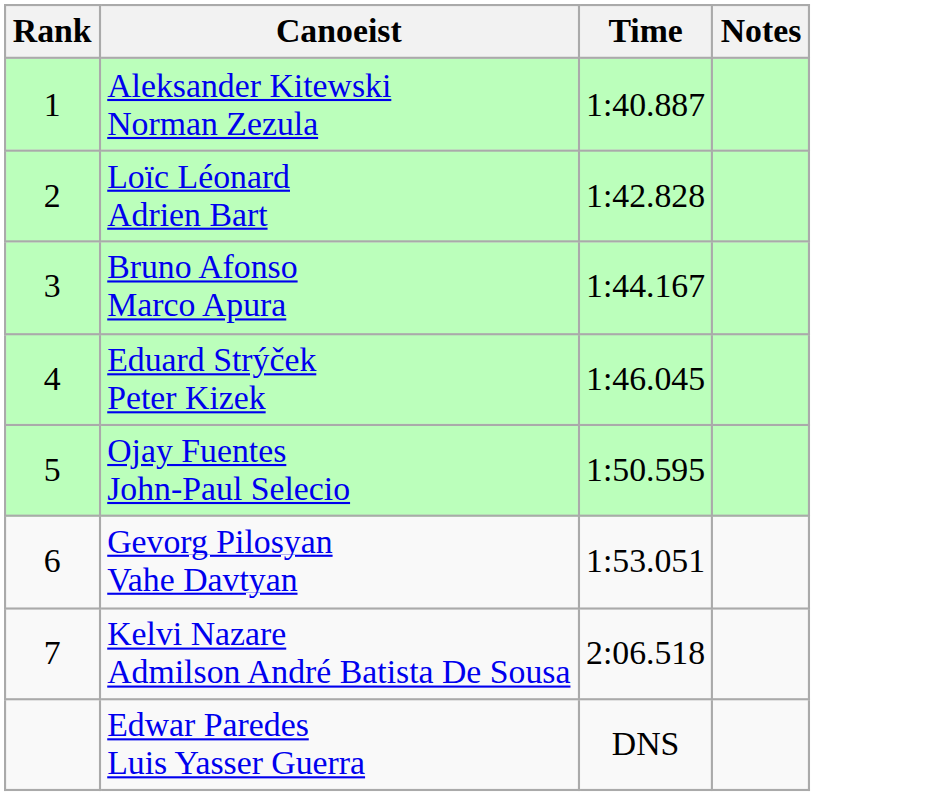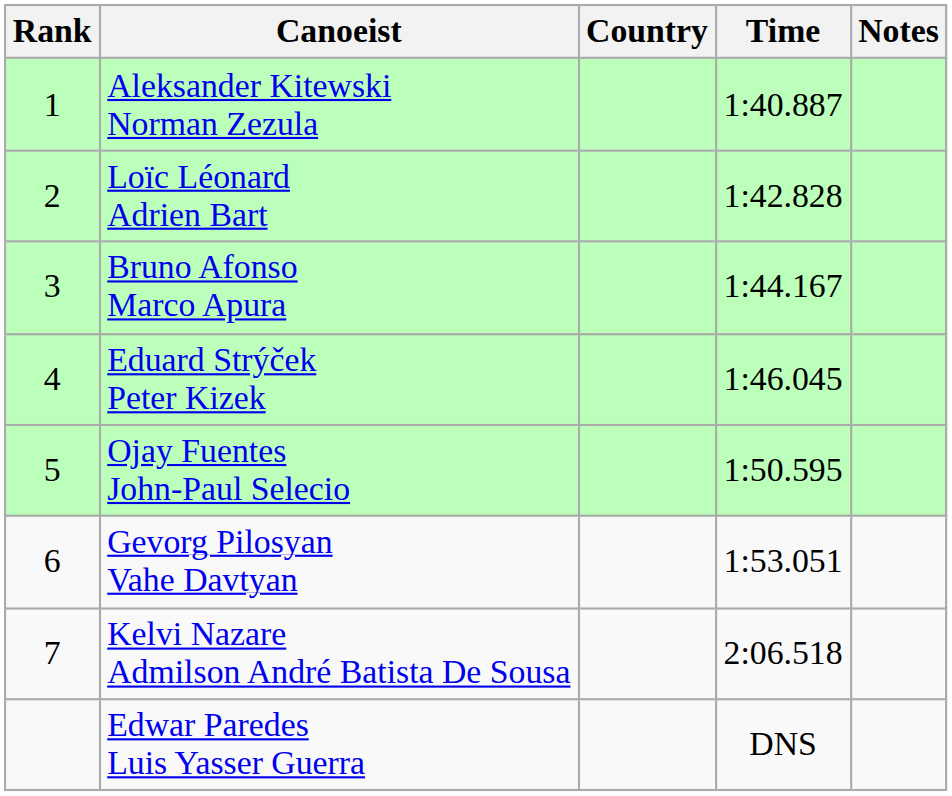+ column: (647, 31)
